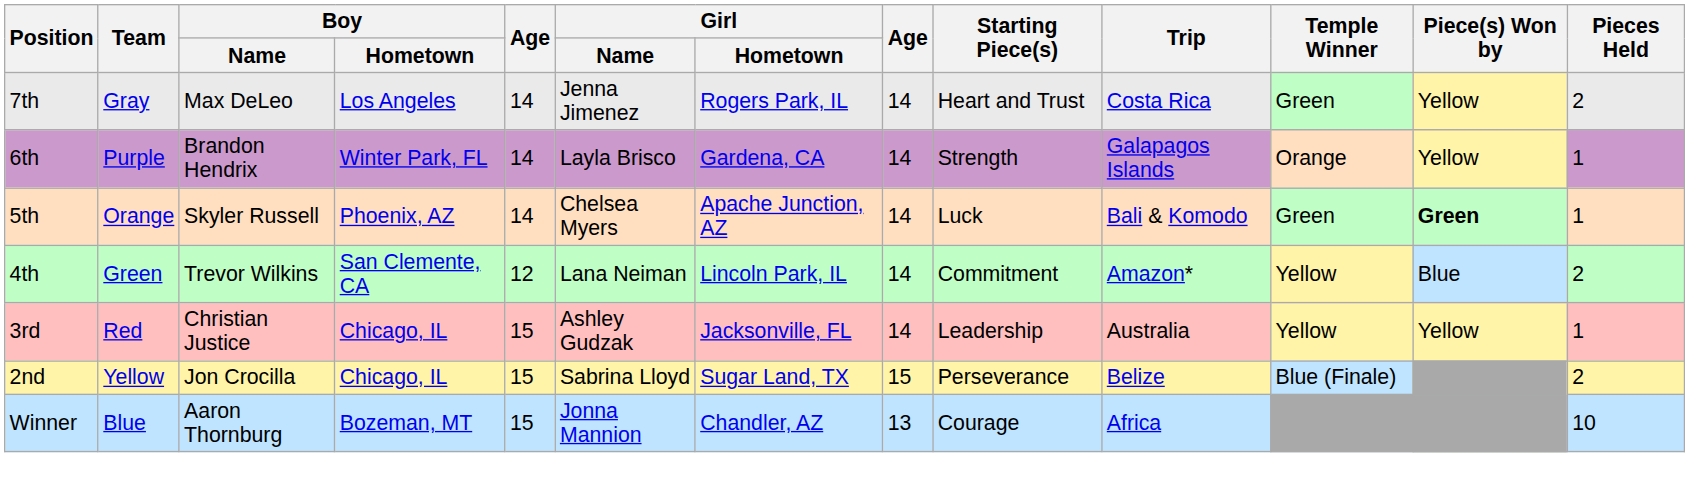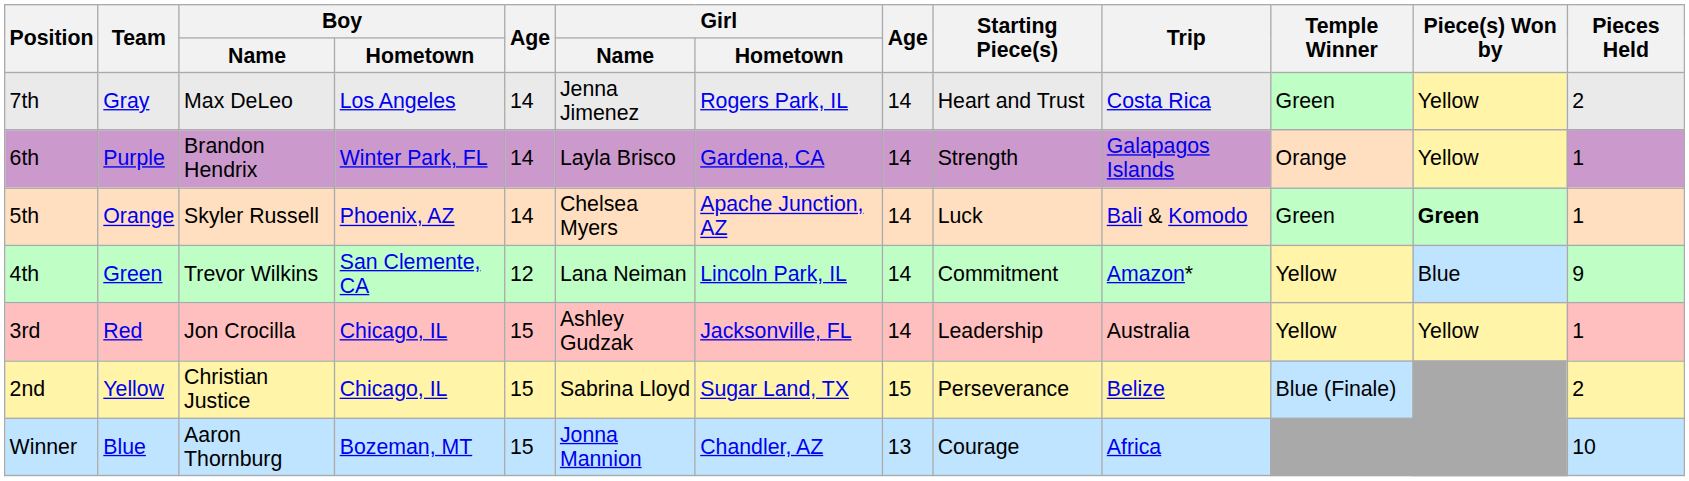(1578, 273) 2 -> (1578, 273) 9
(226, 331) Christian Justice -> (240, 331) Jon Crocilla
(240, 377) Jon Crocilla -> (226, 389) Christian Justice
